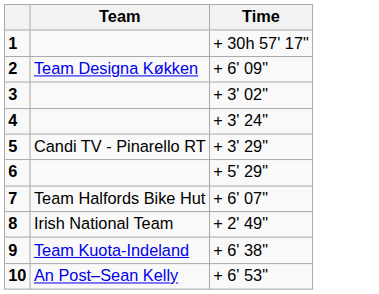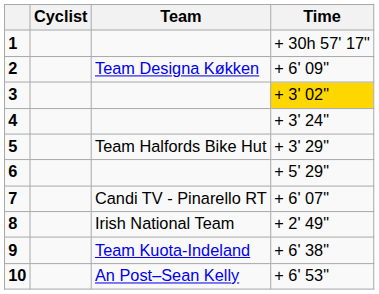+ column: (61, 17)
(241, 95) no background -> (302, 95) gold background
(120, 146) Candi TV - Pinarello RT -> (181, 146) Team Halfords Bike Hut
(120, 198) Team Halfords Bike Hut -> (181, 198) Candi TV - Pinarello RT
